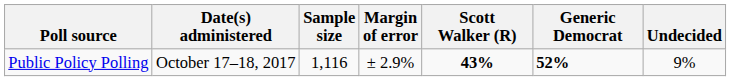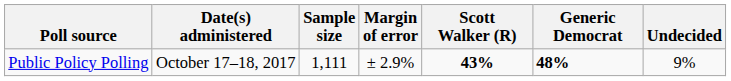(329, 62) 1,116 -> (329, 62) 1,111
(553, 62) 52% -> (553, 62) 48%
